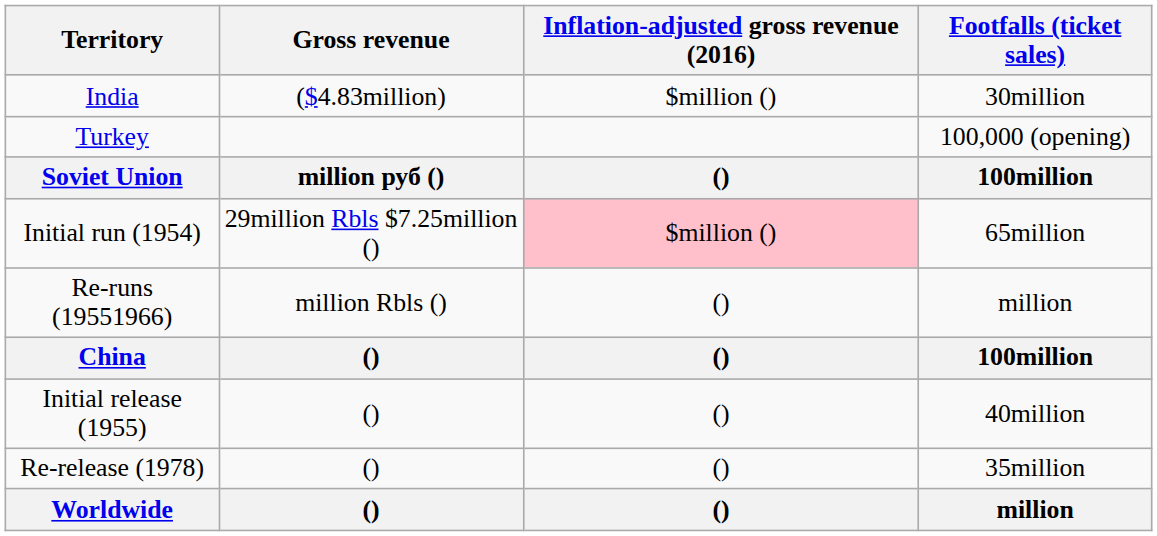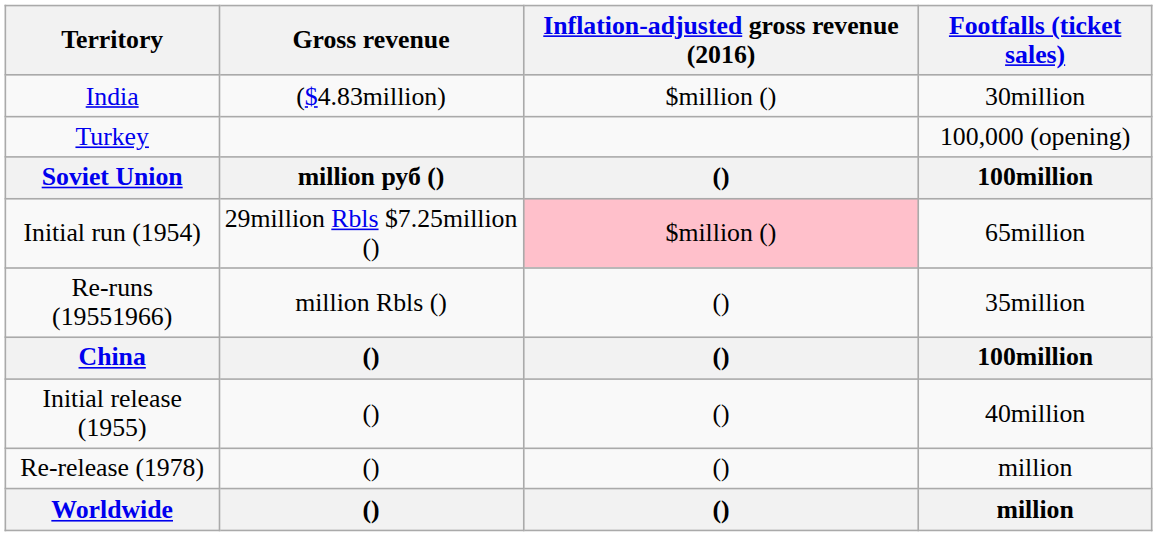(1035, 302) million -> (1035, 302) 35million
(1035, 468) 35million -> (1035, 468) million
